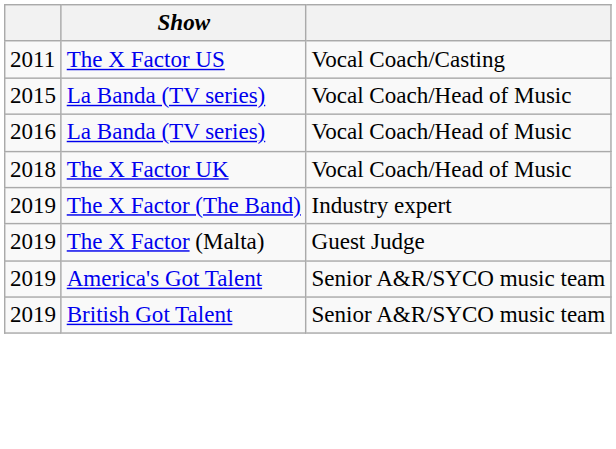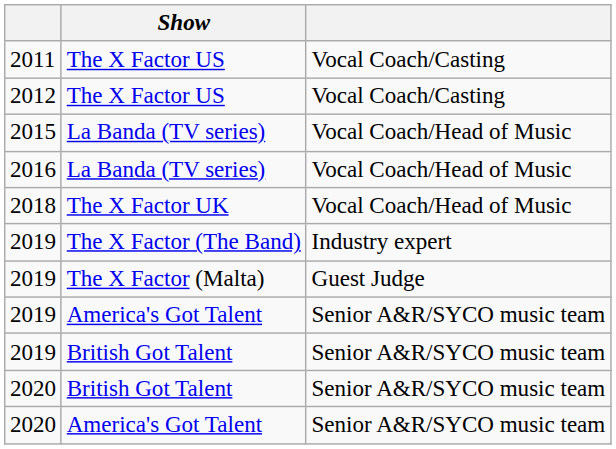+ row: (33, 95)
+ row: (33, 388)
+ row: (33, 424)
